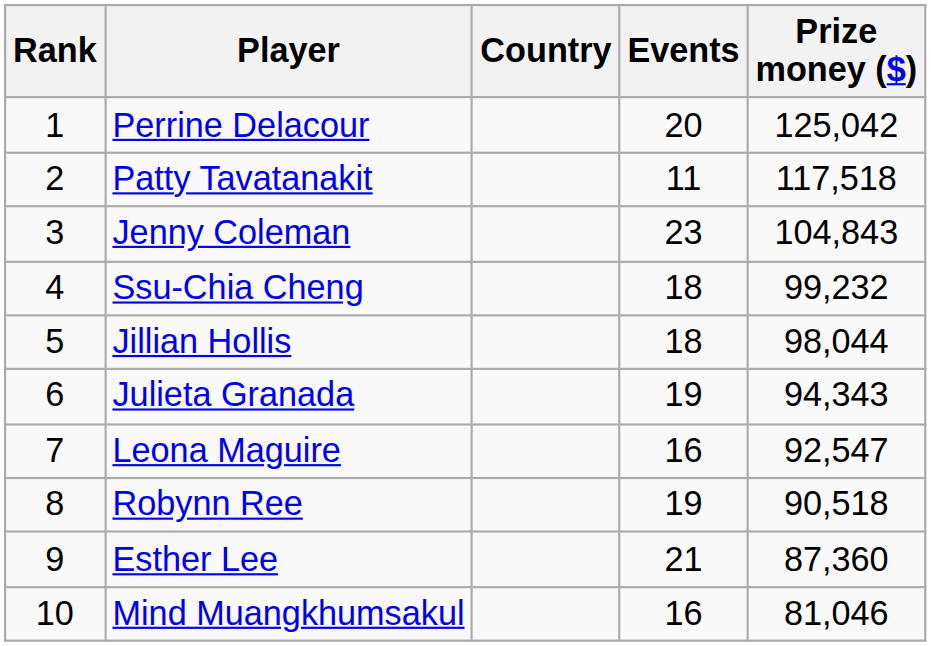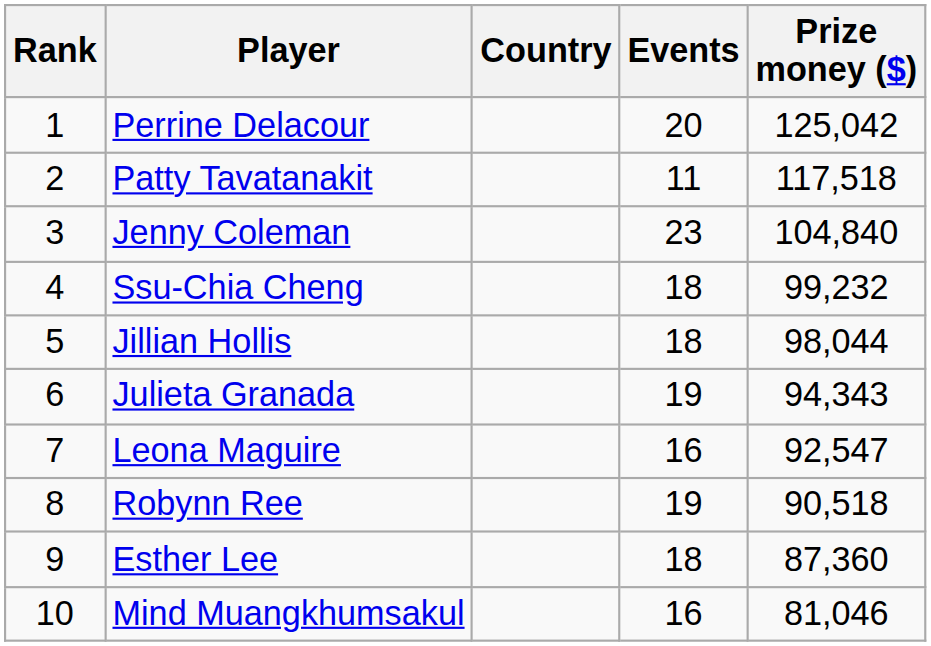(836, 233) 104,843 -> (836, 233) 104,840
(684, 558) 21 -> (684, 558) 18
